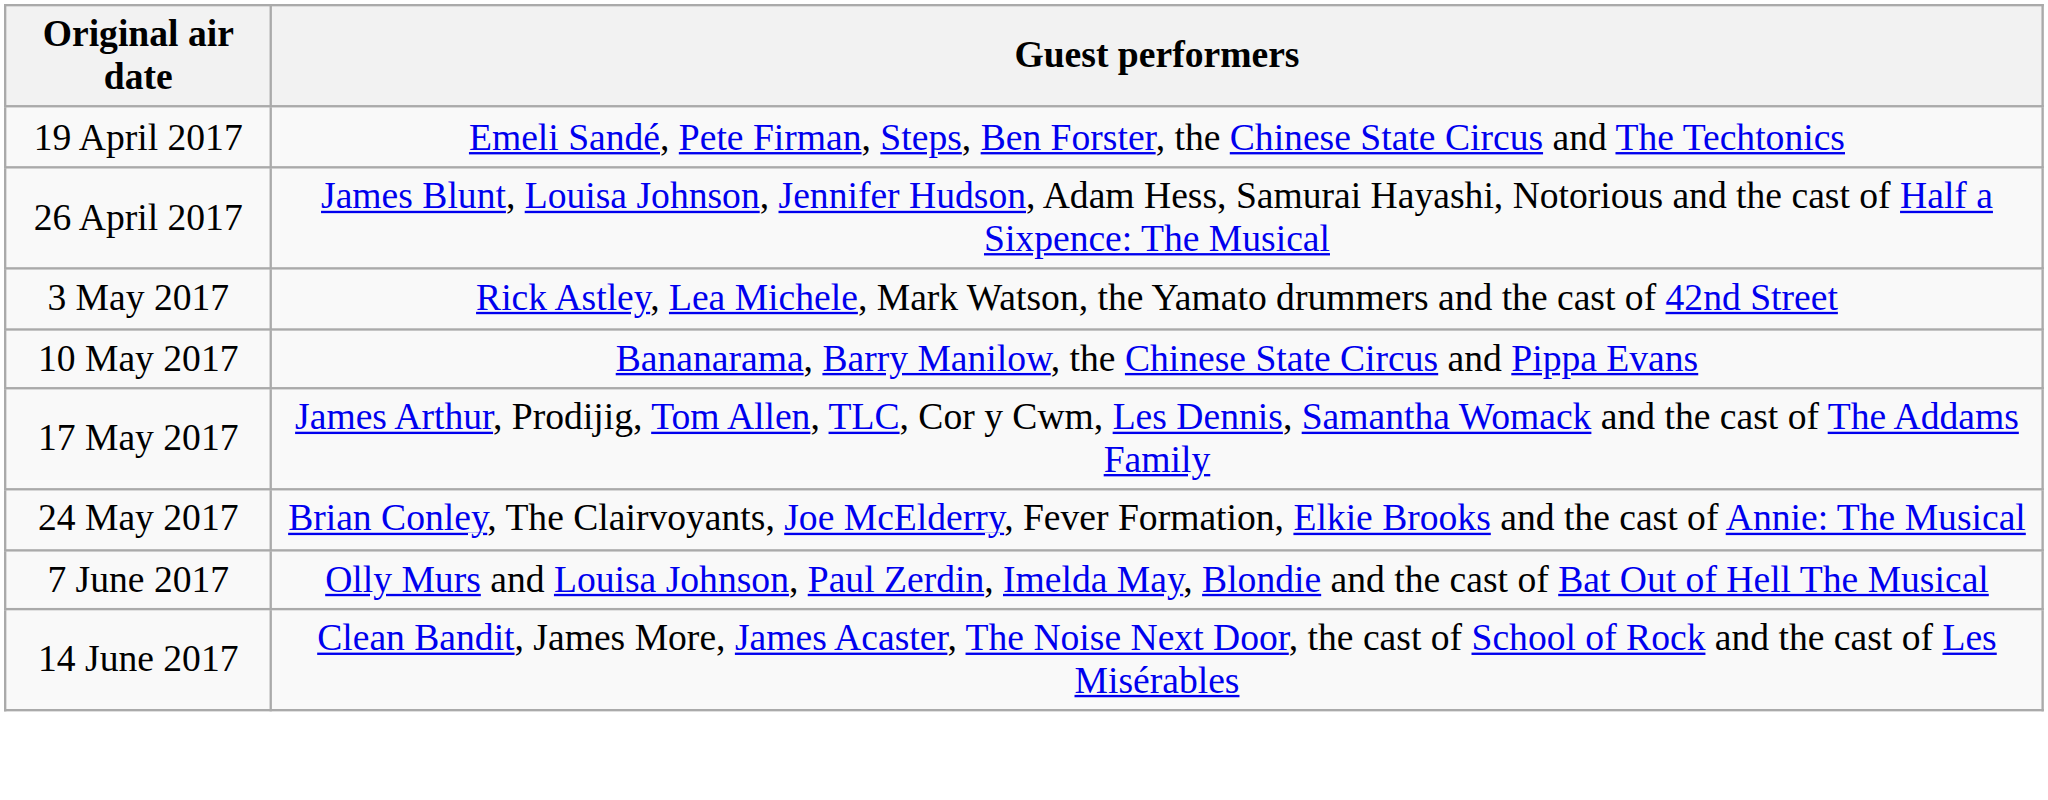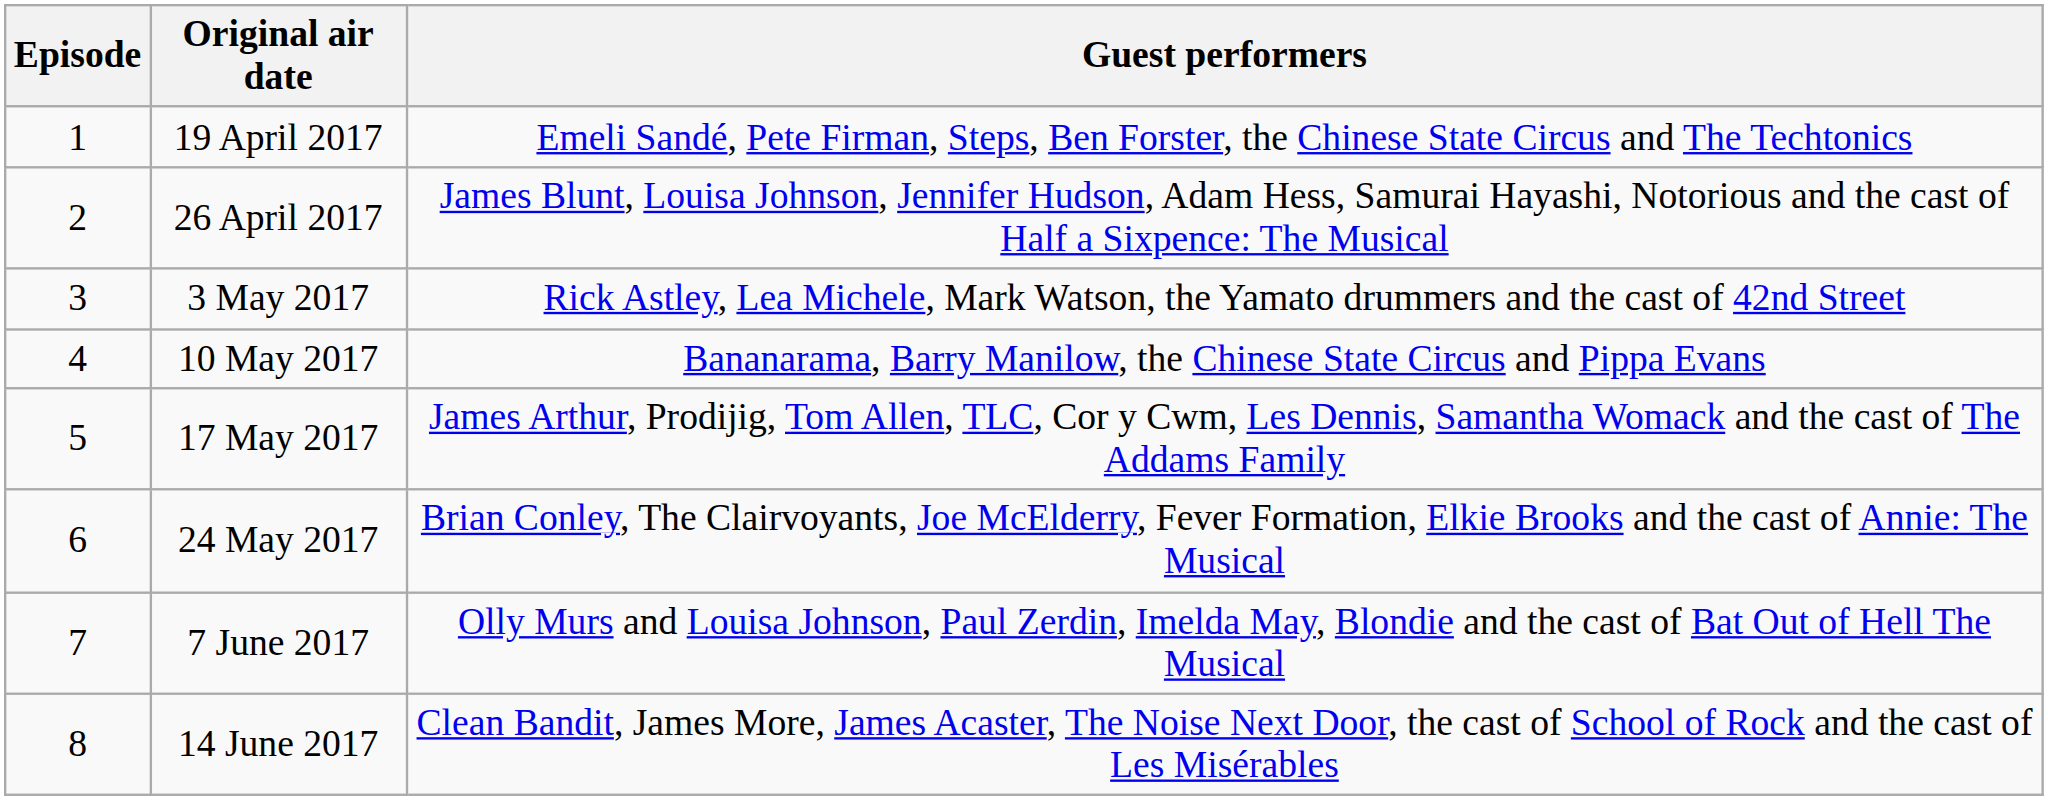+ column: (78, 55)
